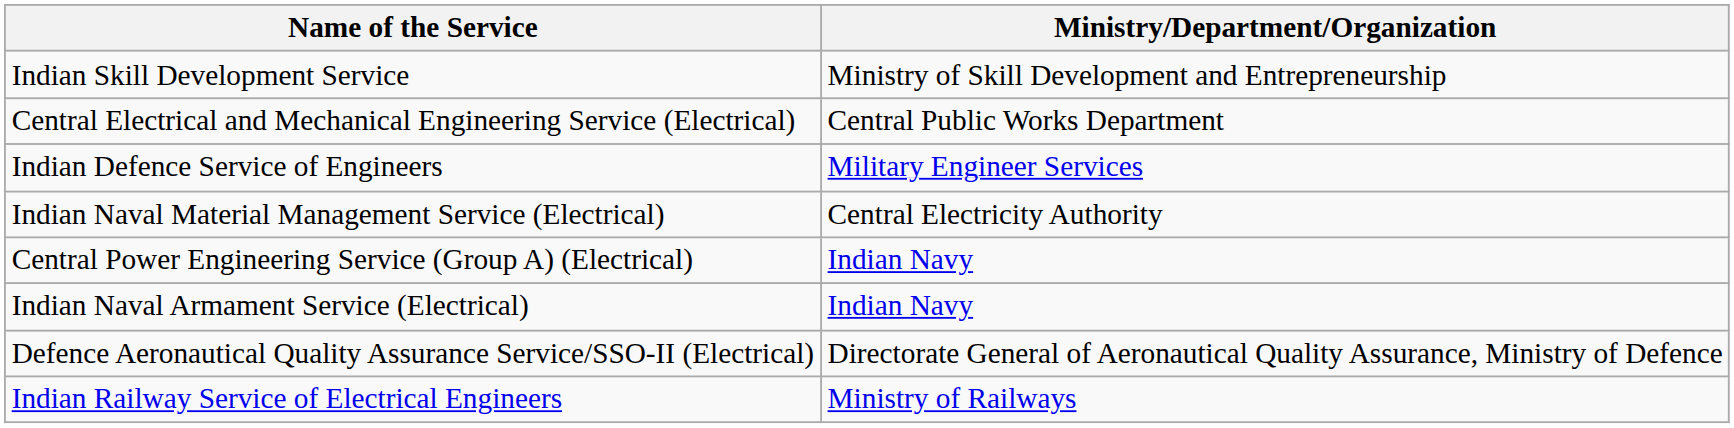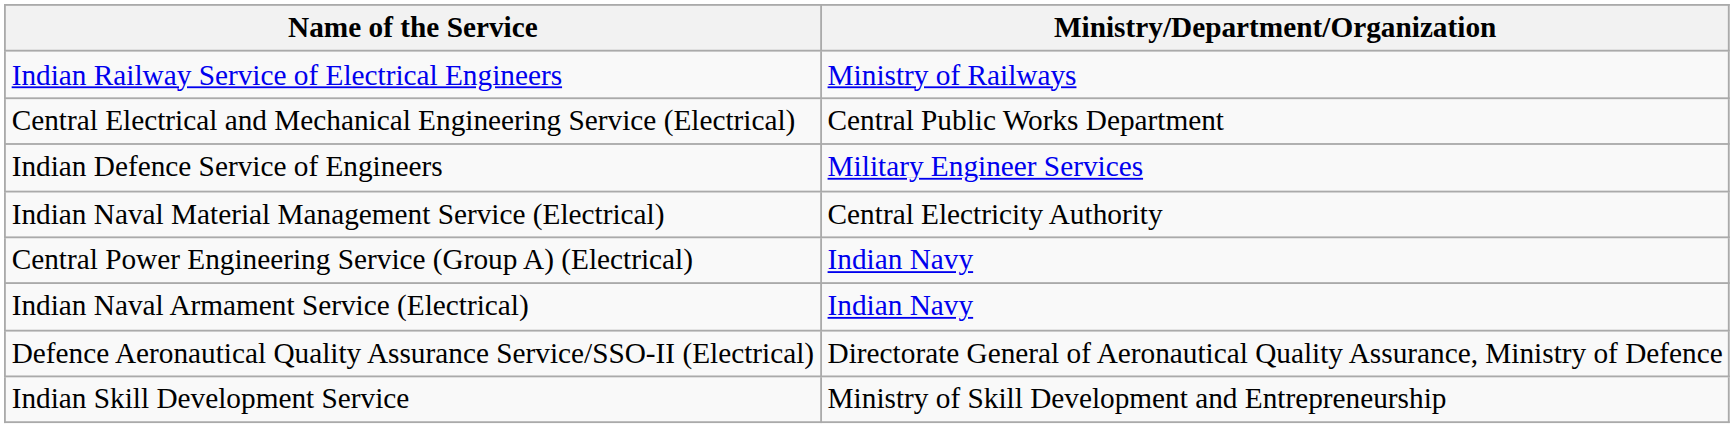rows swapped: (287, 399) <-> (210, 74)
